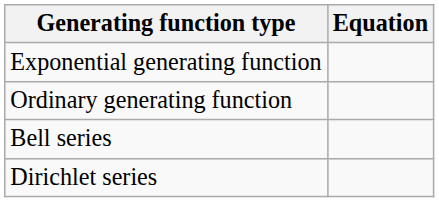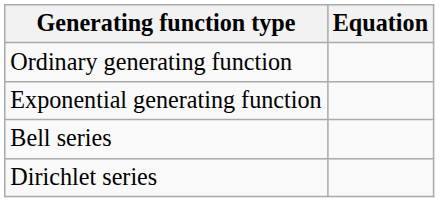rows swapped: (151, 100) <-> (166, 61)
